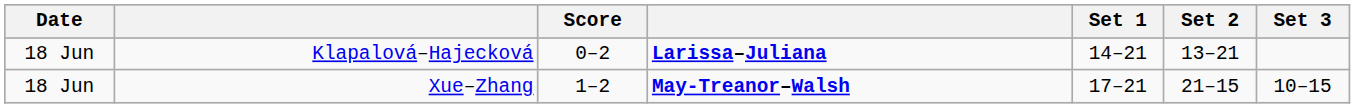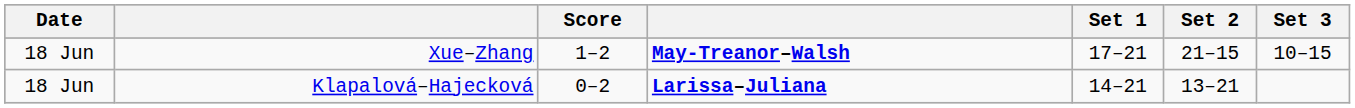rows swapped: (423, 53) <-> (481, 86)
